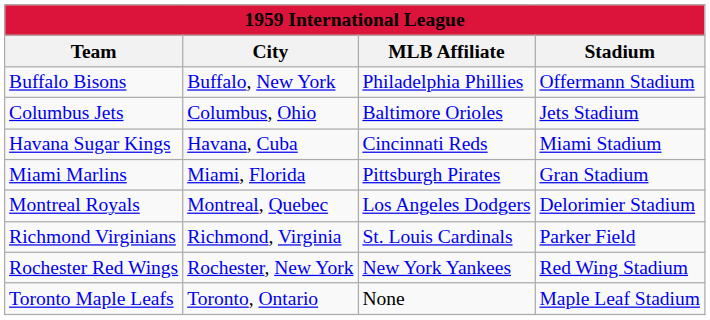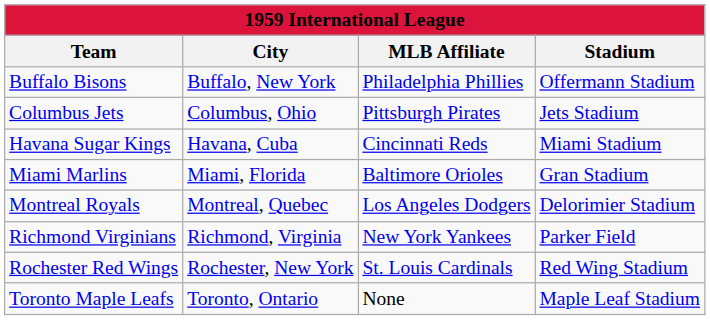(433, 112) Baltimore Orioles -> (431, 112) Pittsburgh Pirates
(431, 174) Pittsburgh Pirates -> (433, 174) Baltimore Orioles
(438, 236) St. Louis Cardinals -> (437, 236) New York Yankees
(437, 267) New York Yankees -> (438, 267) St. Louis Cardinals
